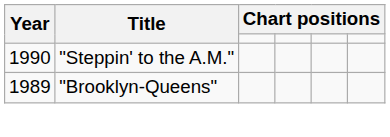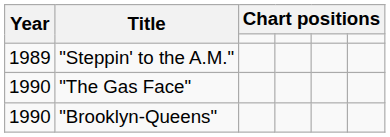(30, 57) 1990 -> (30, 57) 1989
+ row: (125, 87)
(30, 87) 1989 -> (30, 117) 1990
